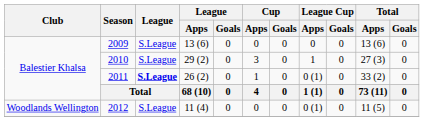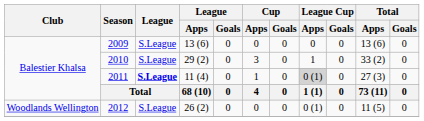(373, 60) 27 (3) -> (373, 60) 33 (2)
(196, 76) 26 (2) -> (196, 76) 11 (4)
(313, 76) no background -> (313, 76) lightgrey background
(373, 76) 33 (2) -> (373, 76) 27 (3)
(196, 108) 11 (4) -> (196, 108) 26 (2)
